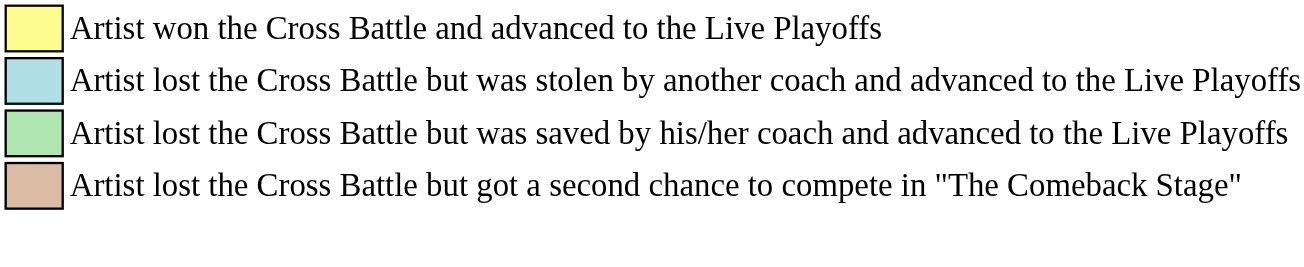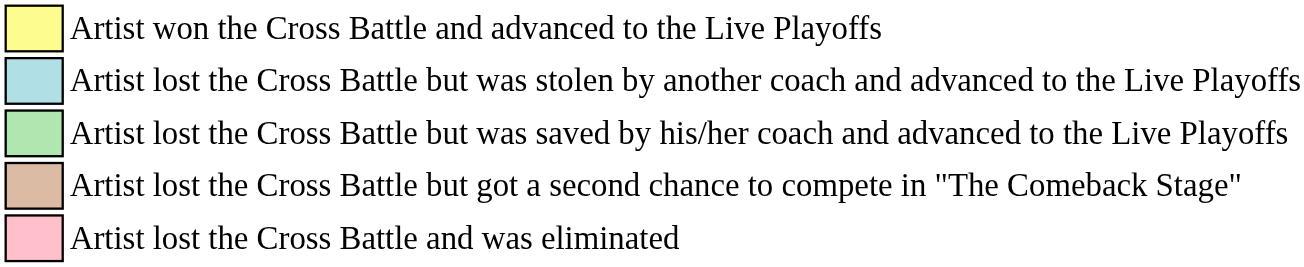+ row: (375, 237)
